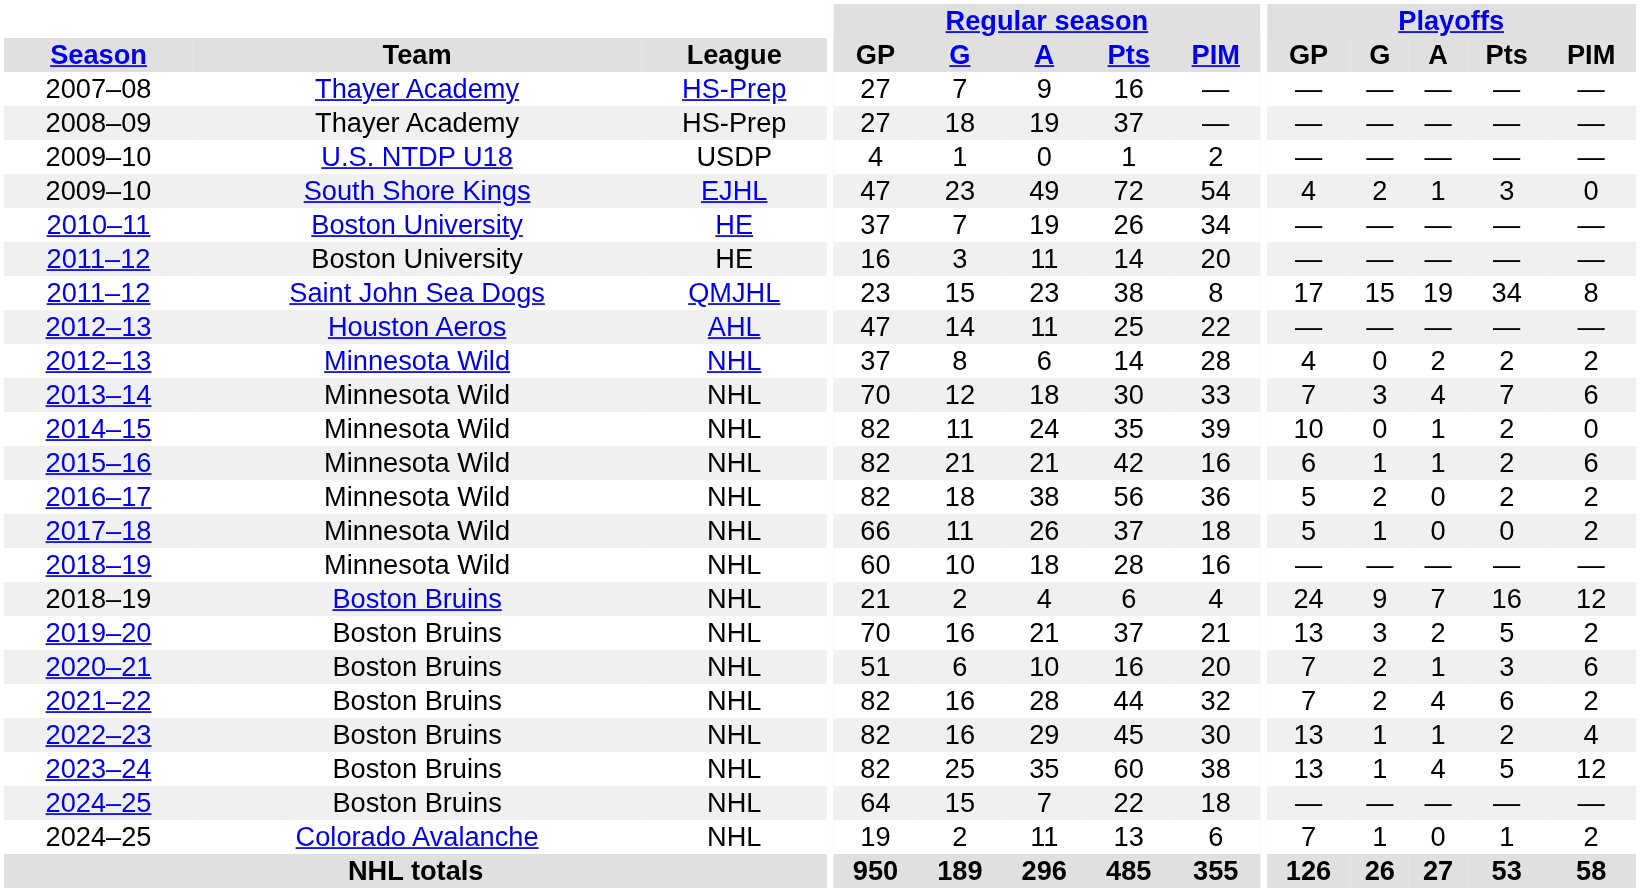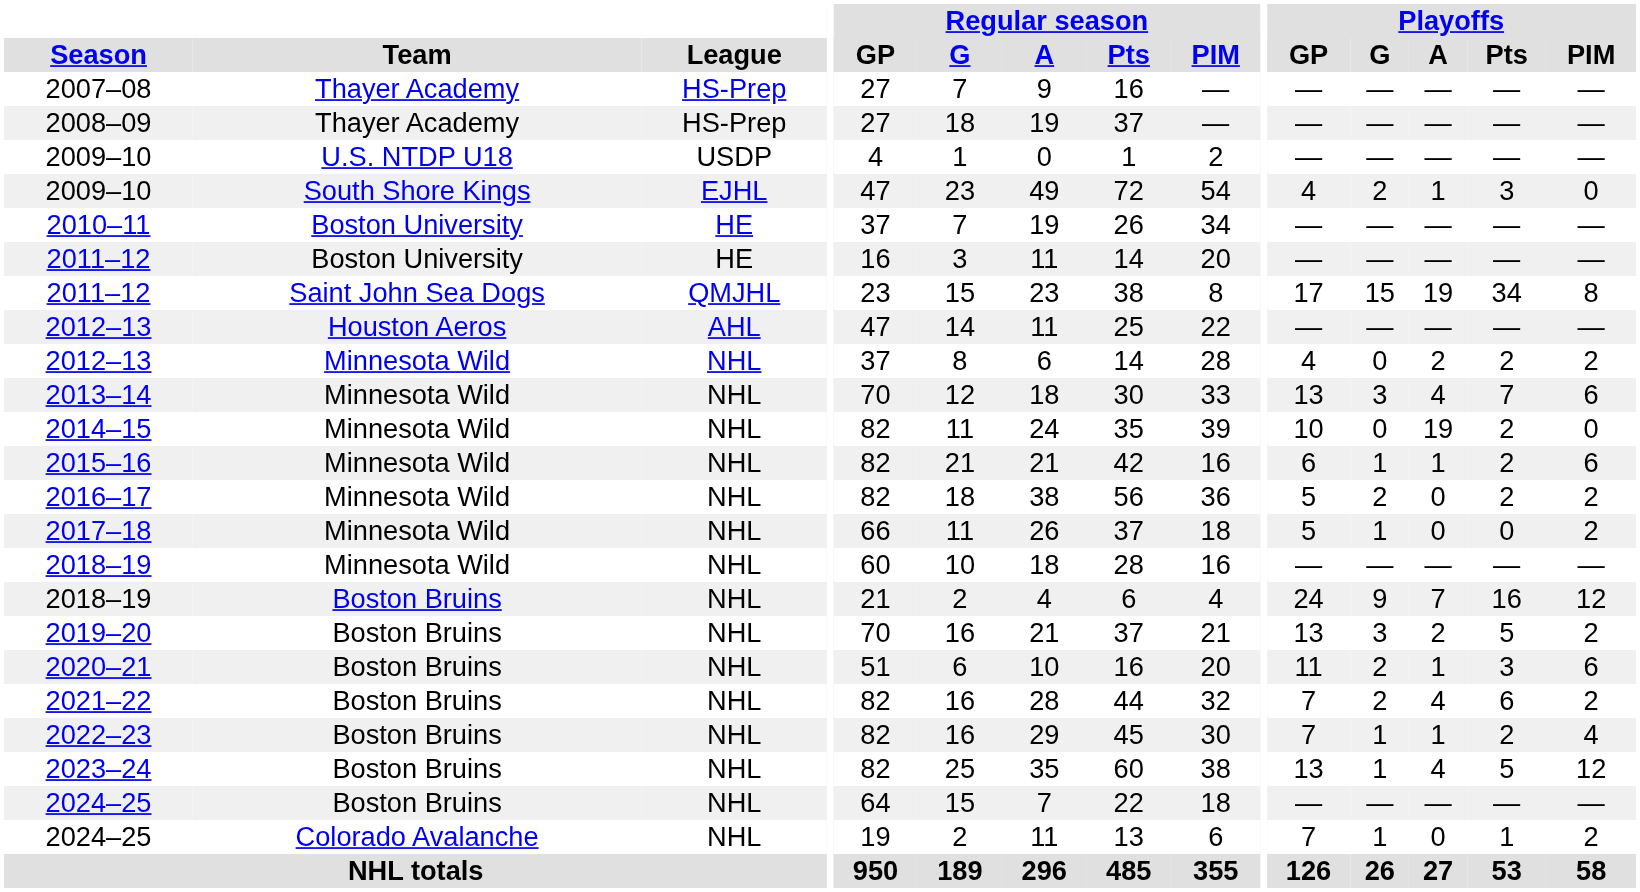(1309, 394) 7 -> (1309, 394) 13
(1438, 428) 1 -> (1438, 428) 19
(1309, 666) 7 -> (1309, 666) 11
(1309, 734) 13 -> (1309, 734) 7
